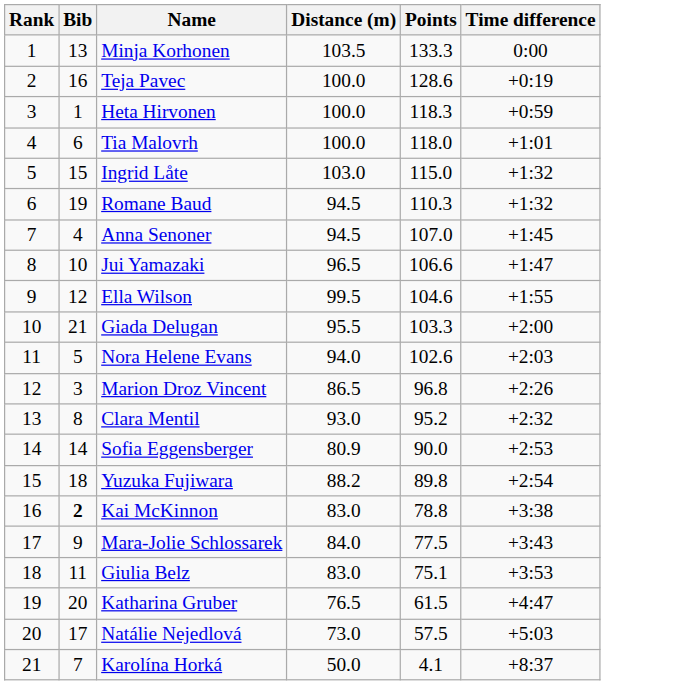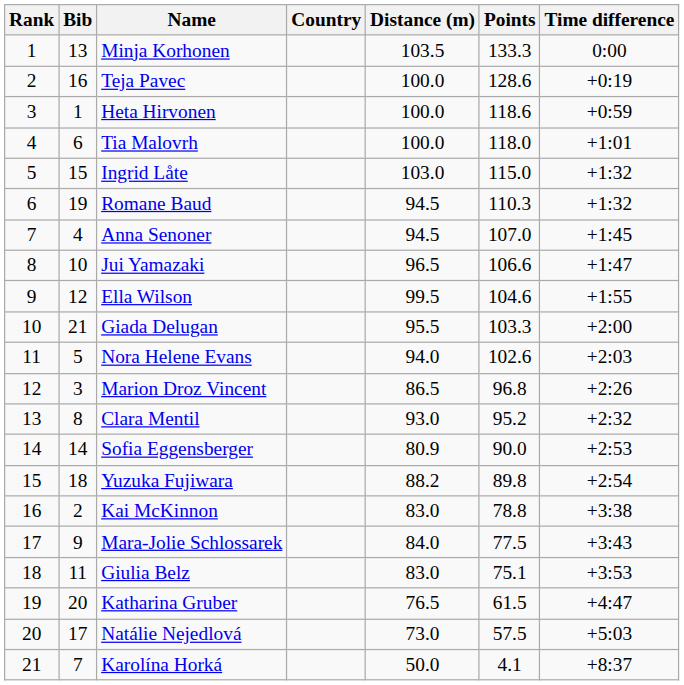+ column: (326, 19)
(431, 111) 118.3 -> (510, 111) 118.6
(78, 511) bold -> (78, 511) normal
